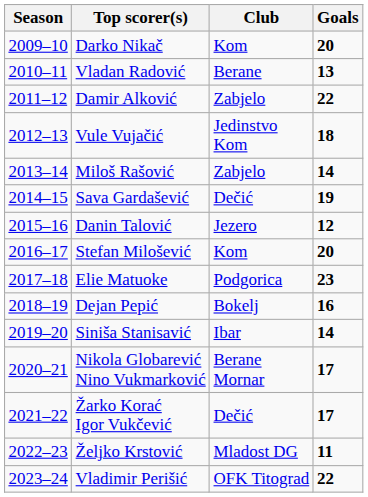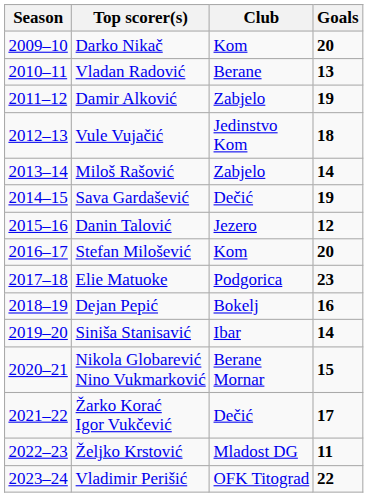(325, 98) 22 -> (325, 98) 19
(325, 369) 17 -> (325, 369) 15
